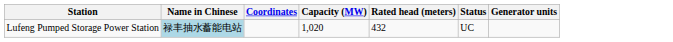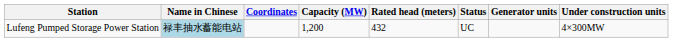+ column: (614, 12)
(312, 28) 1,020 -> (312, 28) 1,200
